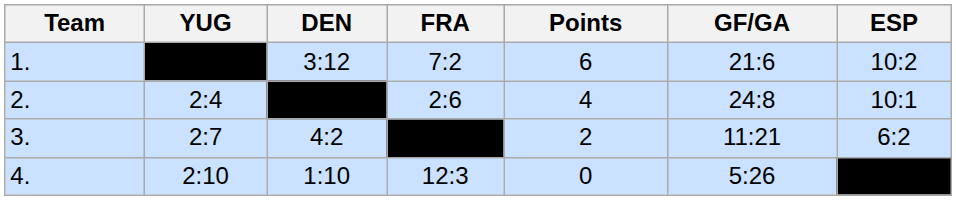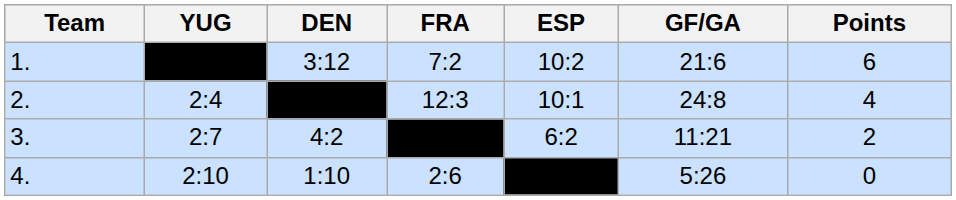columns swapped: (894, 23) <-> (586, 23)
(445, 99) 2:6 -> (445, 99) 12:3
(445, 175) 12:3 -> (445, 175) 2:6
